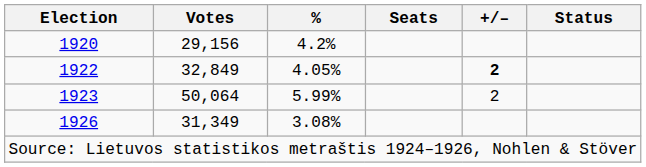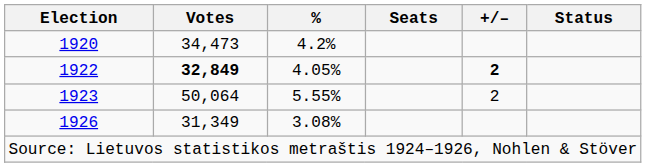(210, 44) 29,156 -> (210, 44) 34,473
(210, 70) normal -> (210, 70) bold
(316, 97) 5.99% -> (316, 97) 5.55%
